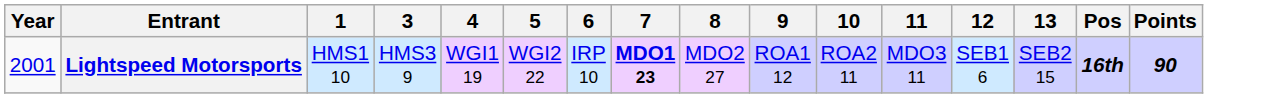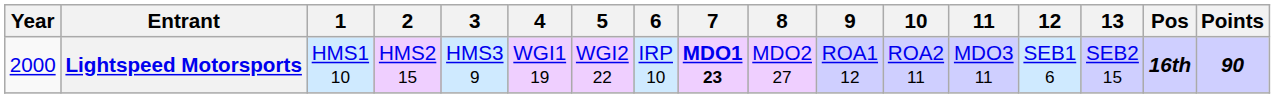+ column: (408, 21)
(33, 65) 2001 -> (33, 65) 2000
